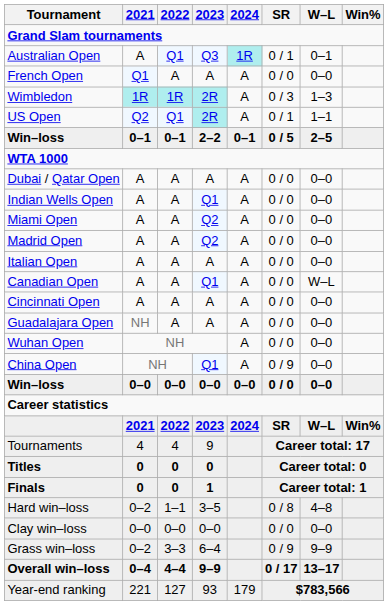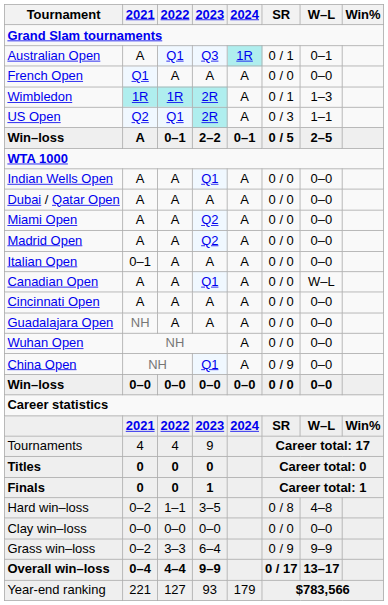(281, 96) 0 / 3 -> (281, 96) 0 / 1
(281, 117) 0 / 1 -> (281, 117) 0 / 3
(140, 138) 0–1 -> (140, 138) A
rows swapped: (64, 179) <-> (60, 199)
(140, 261) A -> (140, 261) 0–1
